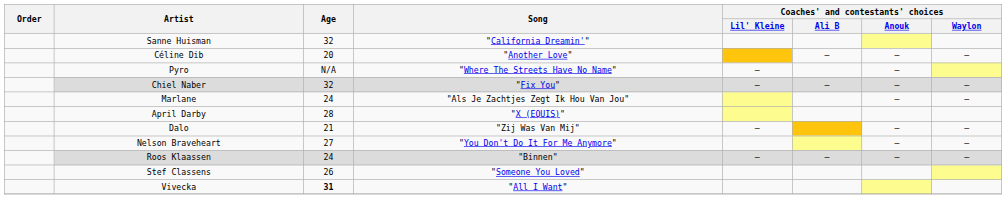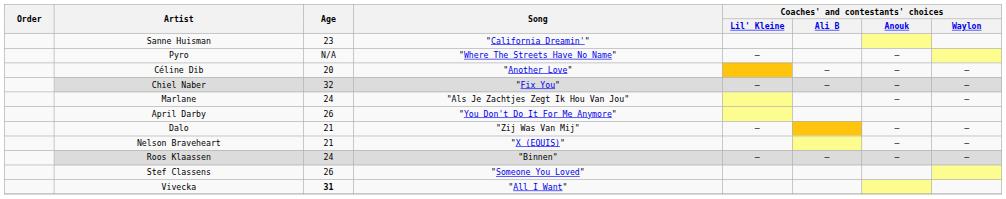(328, 41) 32 -> (328, 41) 23
rows swapped: (179, 55) <-> (179, 70)
(328, 114) 28 -> (328, 114) 26
(538, 114) "X (EQUIS)" -> (538, 114) "You Don't Do It For Me Anymore"
(328, 143) 27 -> (328, 143) 21
(538, 143) "You Don't Do It For Me Anymore" -> (538, 143) "X (EQUIS)"
